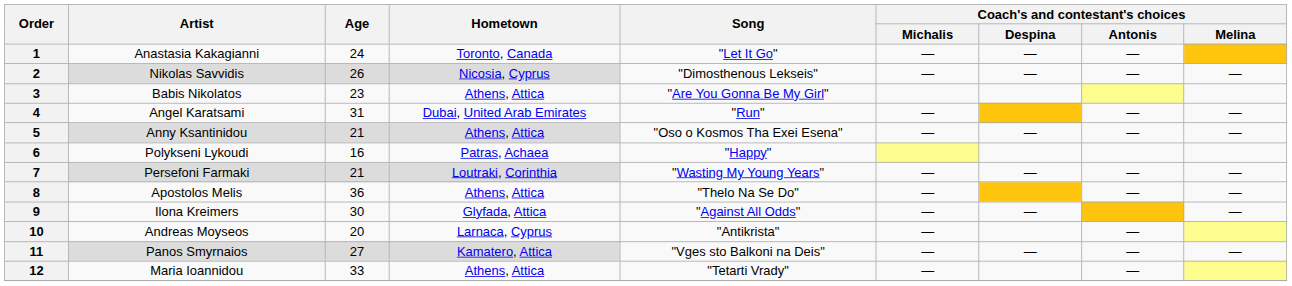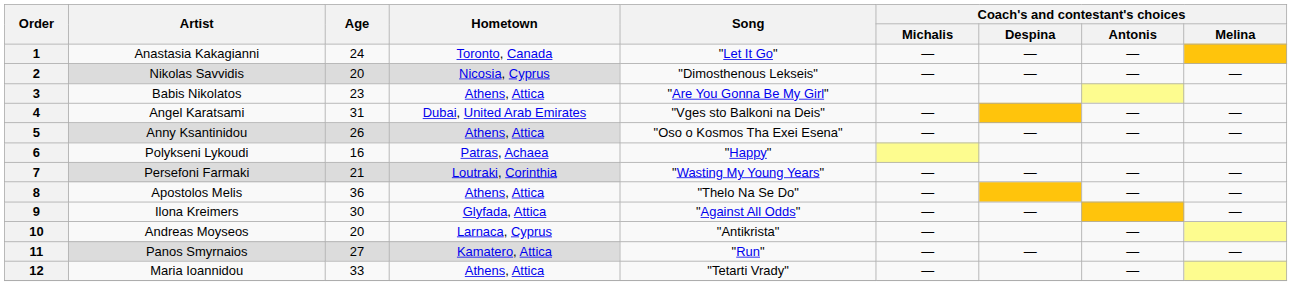(357, 74) 26 -> (357, 74) 20
(748, 113) "Run" -> (748, 113) "Vges sto Balkoni na Deis"
(357, 133) 21 -> (357, 133) 26
(748, 251) "Vges sto Balkoni na Deis" -> (748, 251) "Run"
